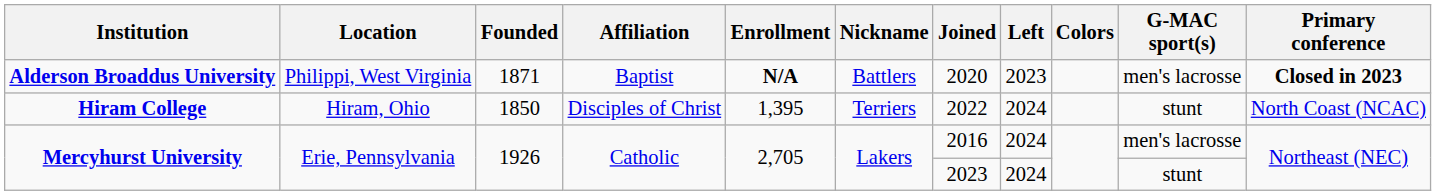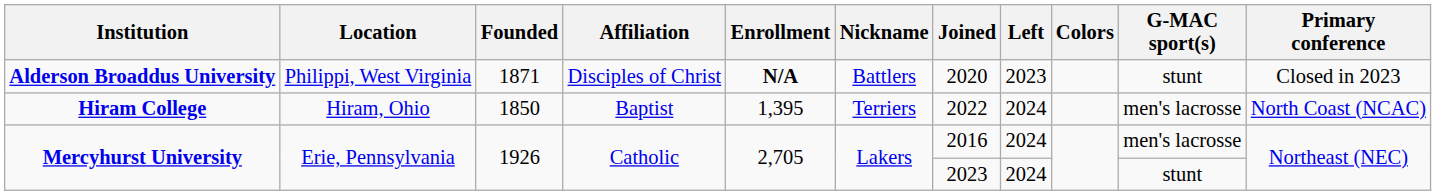(644, 76) Baptist -> (644, 76) Disciples of Christ
(1182, 76) men's lacrosse -> (1182, 76) stunt
(1338, 76) bold -> (1338, 76) normal
(644, 108) Disciples of Christ -> (644, 108) Baptist
(1182, 108) stunt -> (1182, 108) men's lacrosse
